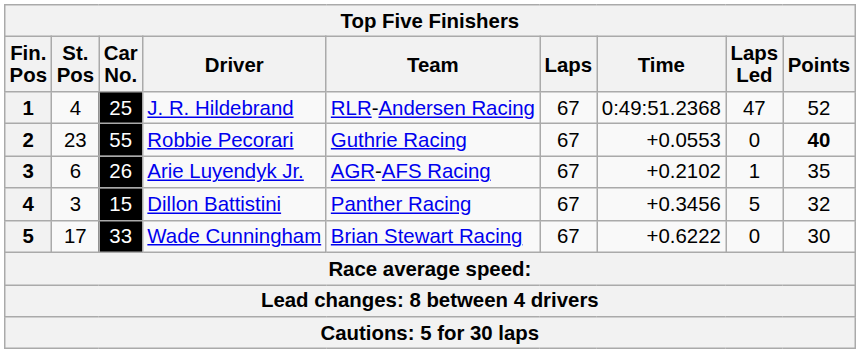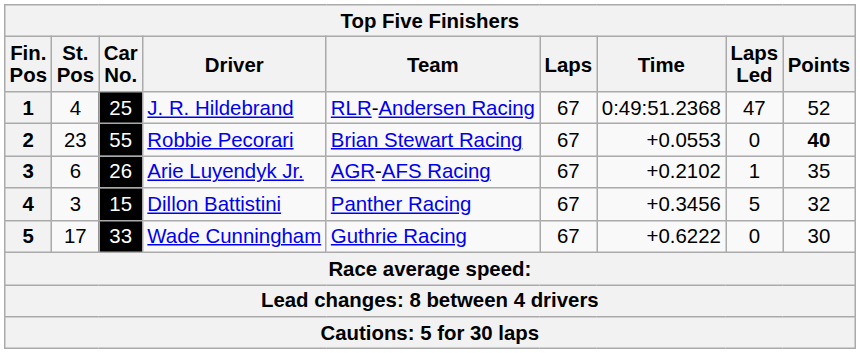(399, 139) Guthrie Racing -> (427, 139) Brian Stewart Racing
(427, 236) Brian Stewart Racing -> (399, 236) Guthrie Racing
